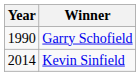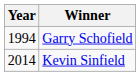(22, 37) 1990 -> (22, 37) 1994
